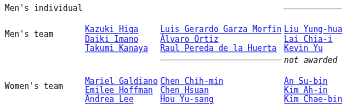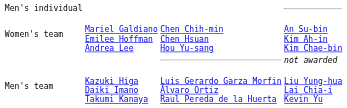rows swapped: (29, 34) <-> (34, 86)
